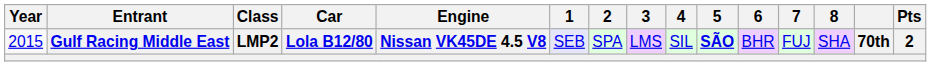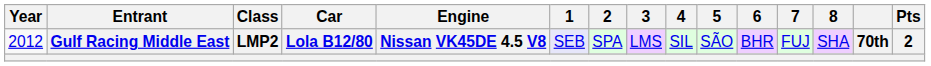(26, 41) 2015 -> (26, 41) 2012
(717, 41) bold -> (717, 41) normal
